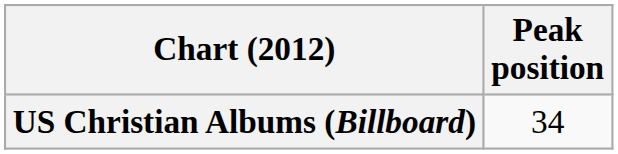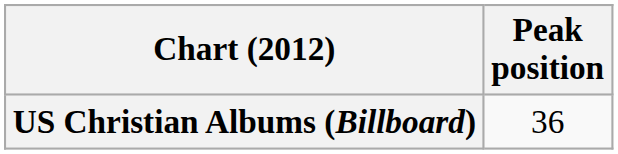(548, 121) 34 -> (548, 121) 36
